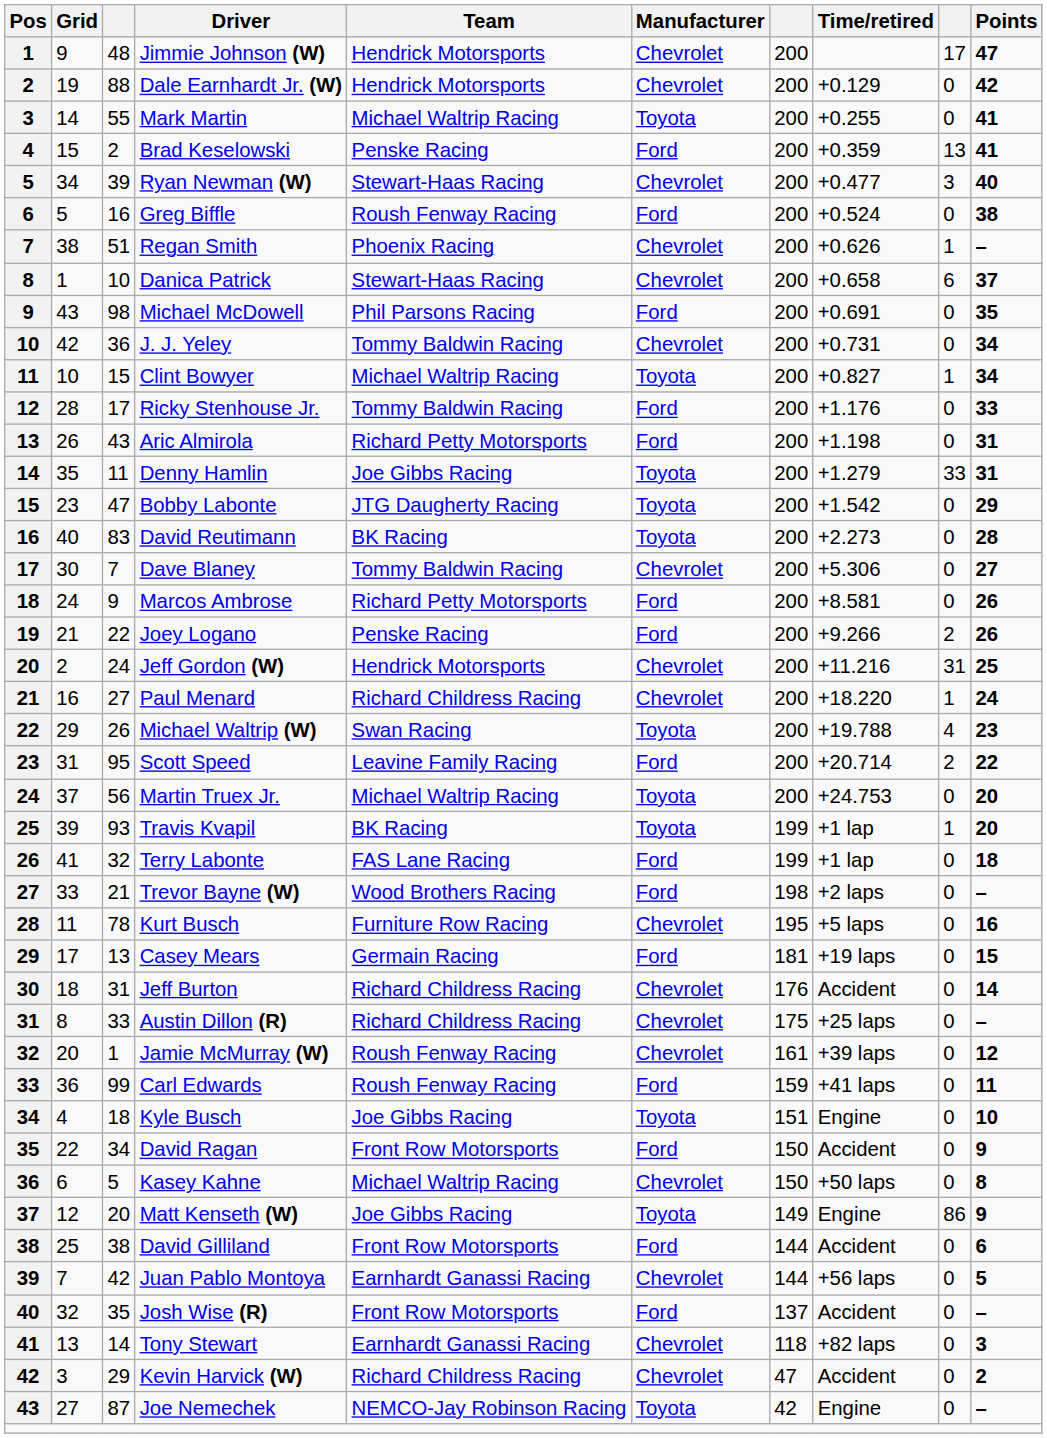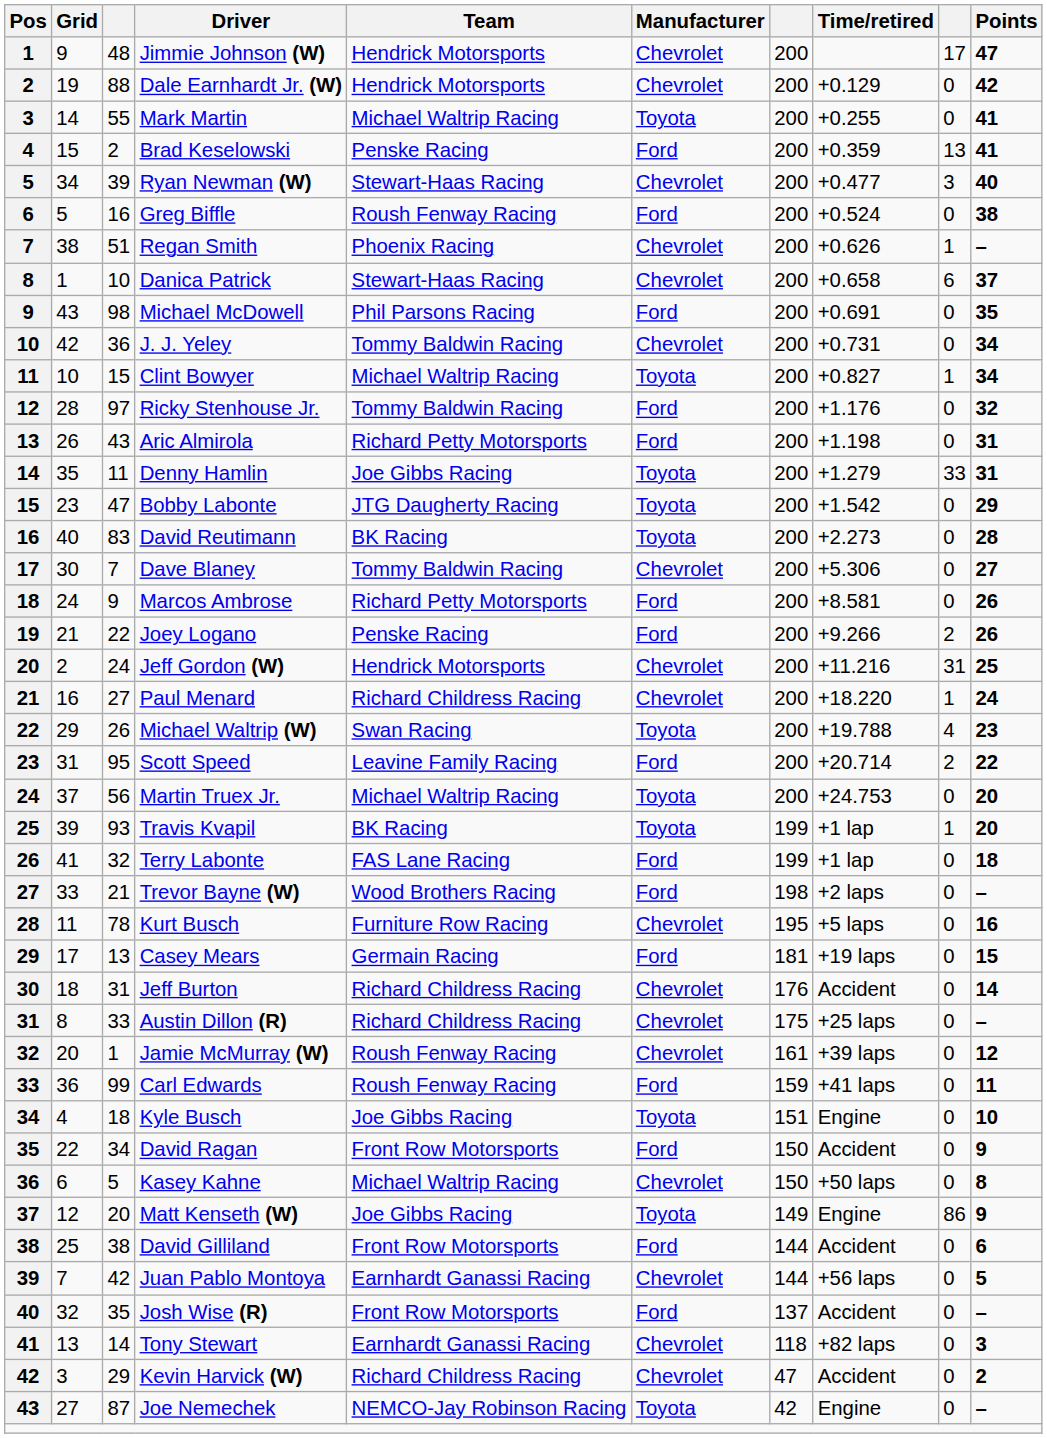(119, 408) 17 -> (119, 408) 97
(987, 408) 33 -> (987, 408) 32
